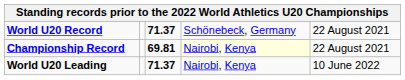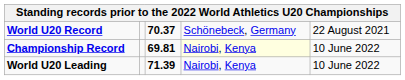(161, 30) 71.37 -> (161, 30) 70.37
(351, 48) 22 August 2021 -> (346, 48) 10 June 2022
(161, 65) 71.37 -> (161, 65) 71.39
